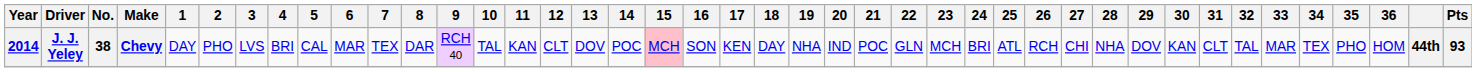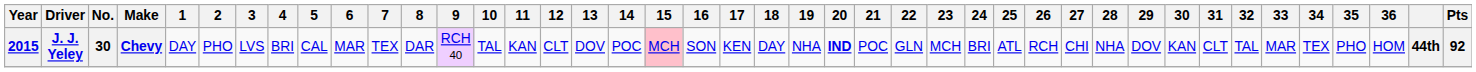(23, 47) 2014 -> (23, 47) 2015
(103, 47) 38 -> (103, 47) 30
(840, 47) normal -> (840, 47) bold
(1457, 47) 93 -> (1457, 47) 92
